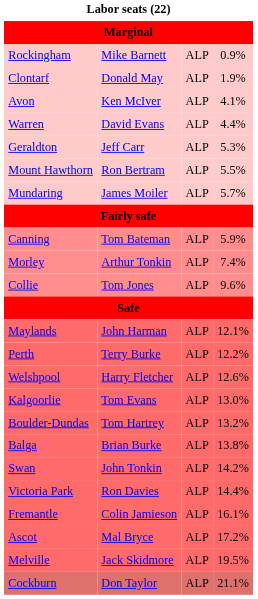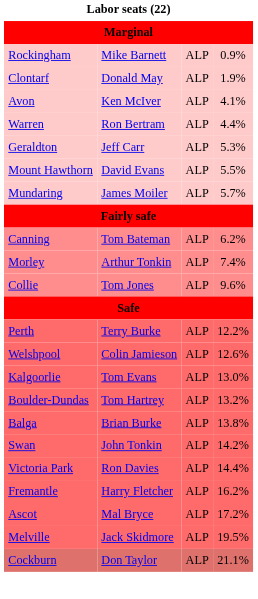(133, 124) David Evans -> (133, 124) Ron Bertram
(133, 170) Ron Bertram -> (133, 170) David Evans
(233, 238) 5.9% -> (233, 238) 6.2%
- row: (32, 330)
(137, 376) Harry Fletcher -> (139, 353) Colin Jamieson
(139, 514) Colin Jamieson -> (137, 491) Harry Fletcher
(233, 514) 16.1% -> (233, 491) 16.2%
